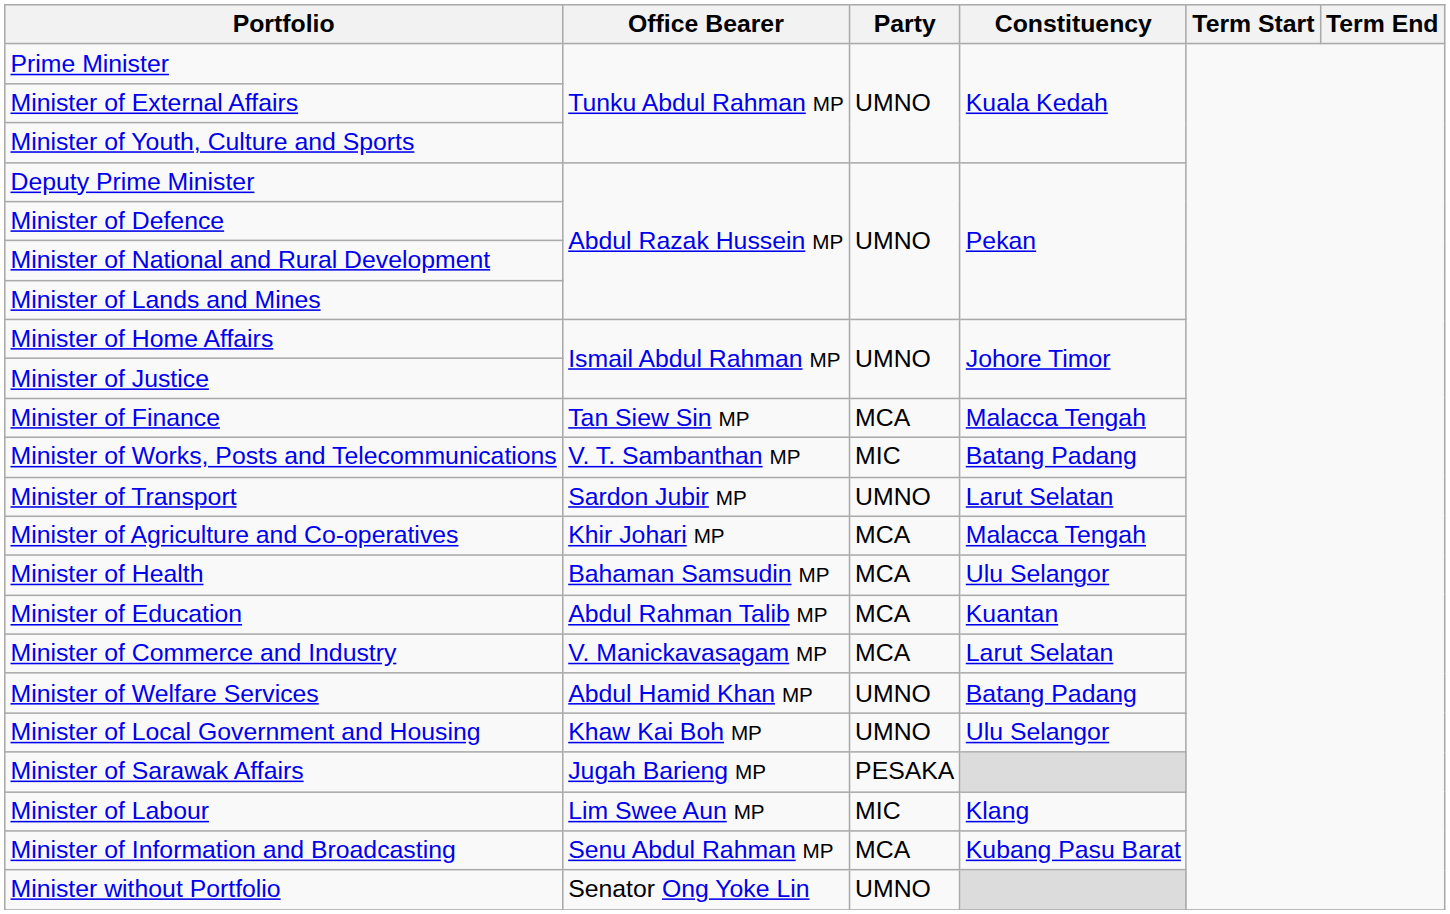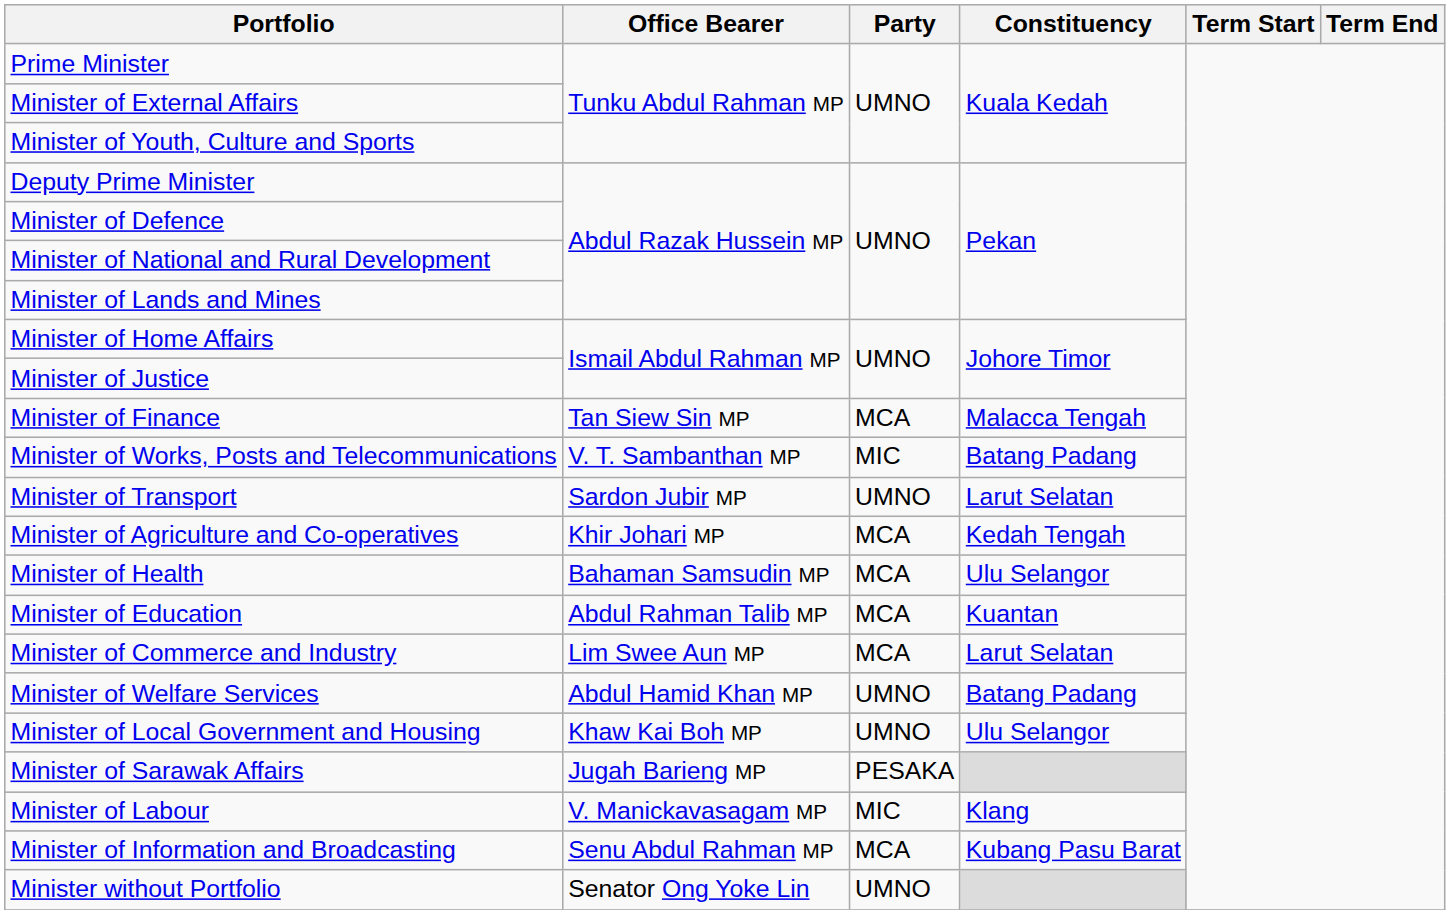(1056, 535) Malacca Tengah -> (1046, 535) Kedah Tengah
(698, 653) V. Manickavasagam MP -> (666, 653) Lim Swee Aun MP
(666, 810) Lim Swee Aun MP -> (698, 810) V. Manickavasagam MP
